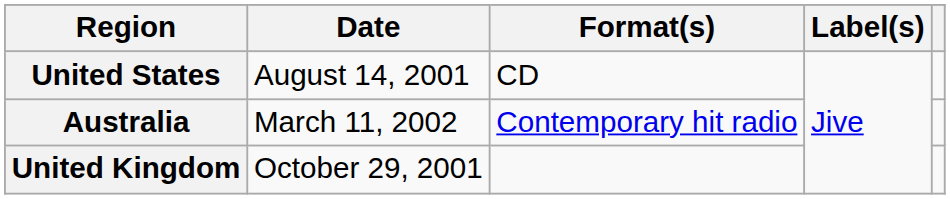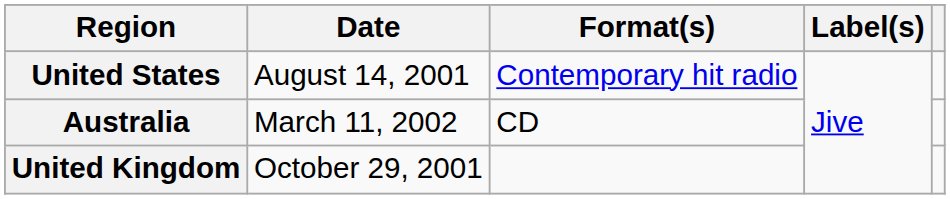(518, 74) CD -> (647, 74) Contemporary hit radio
(647, 121) Contemporary hit radio -> (518, 121) CD
